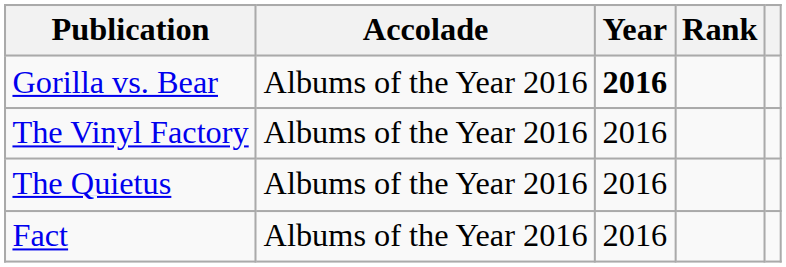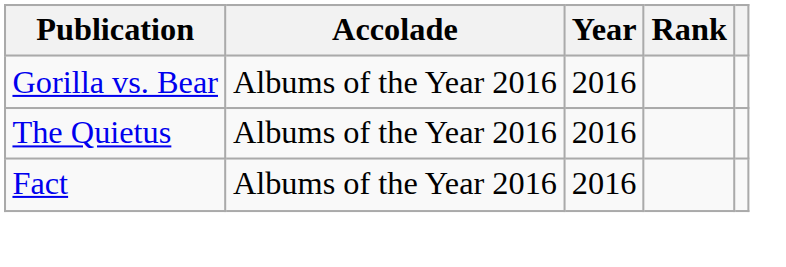(635, 81) bold -> (604, 81) normal
- row: (131, 132)
